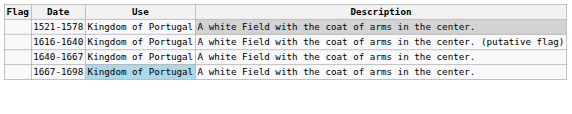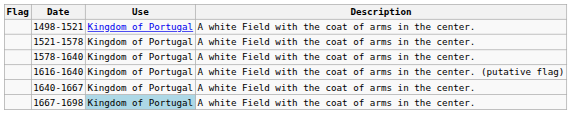+ row: (58, 27)
(337, 27) lightgrey background -> (337, 42) no background
+ row: (58, 57)
